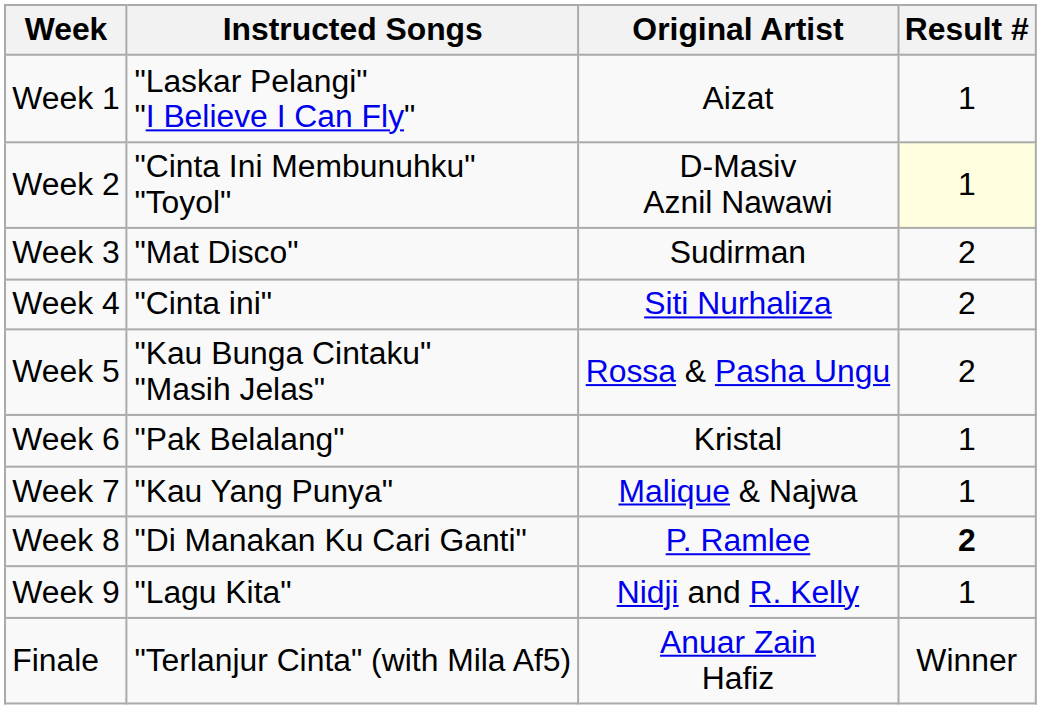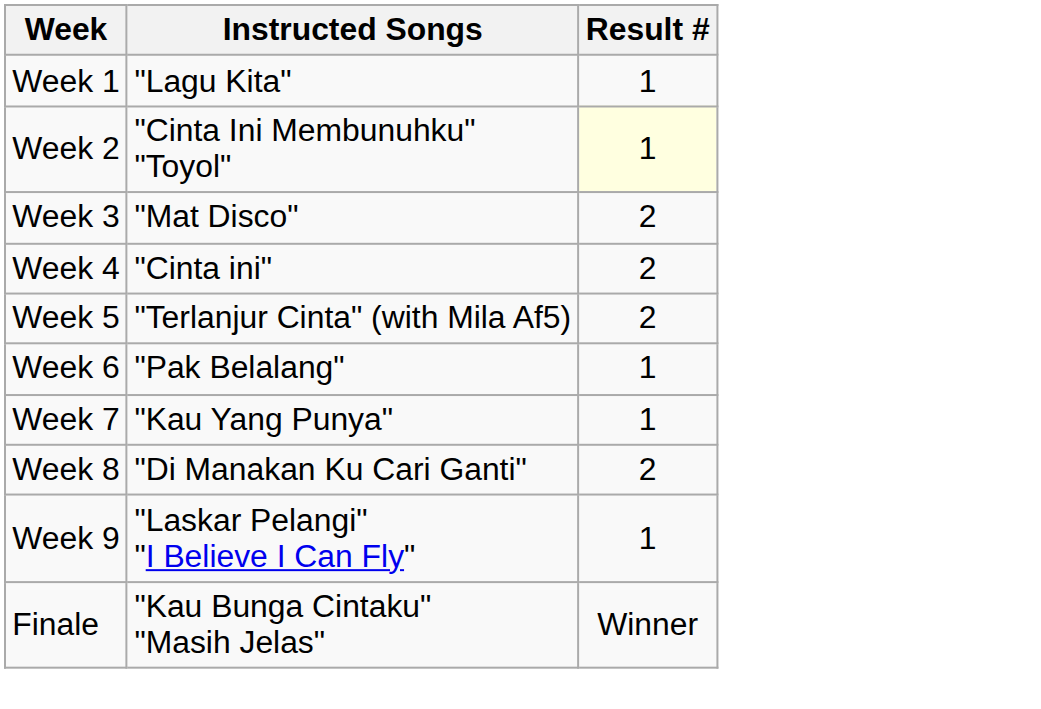- column: (738, 29)
(275, 98) "Laskar Pelangi" "I Believe I Can Fly" -> (213, 80) "Lagu Kita"
(283, 371) "Kau Bunga Cintaku" "Masih Jelas" -> (353, 318) "Terlanjur Cinta" (with Mila Af5)
(967, 541) bold -> (648, 469) normal
(213, 591) "Lagu Kita" -> (275, 537) "Laskar Pelangi" "I Believe I Can Fly"
(353, 660) "Terlanjur Cinta" (with Mila Af5) -> (283, 624) "Kau Bunga Cintaku" "Masih Jelas"
